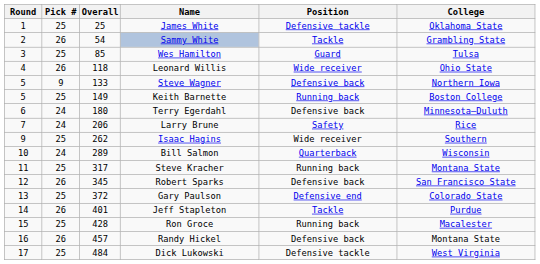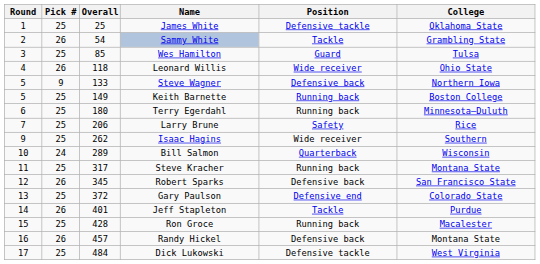(61, 111) 24 -> (61, 111) 25
(328, 111) Defensive back -> (328, 111) Running back
(61, 125) 24 -> (61, 125) 25
